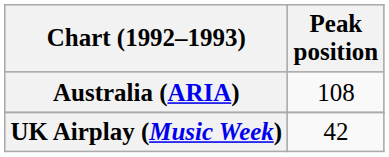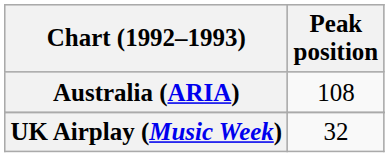(336, 131) 42 -> (336, 131) 32
